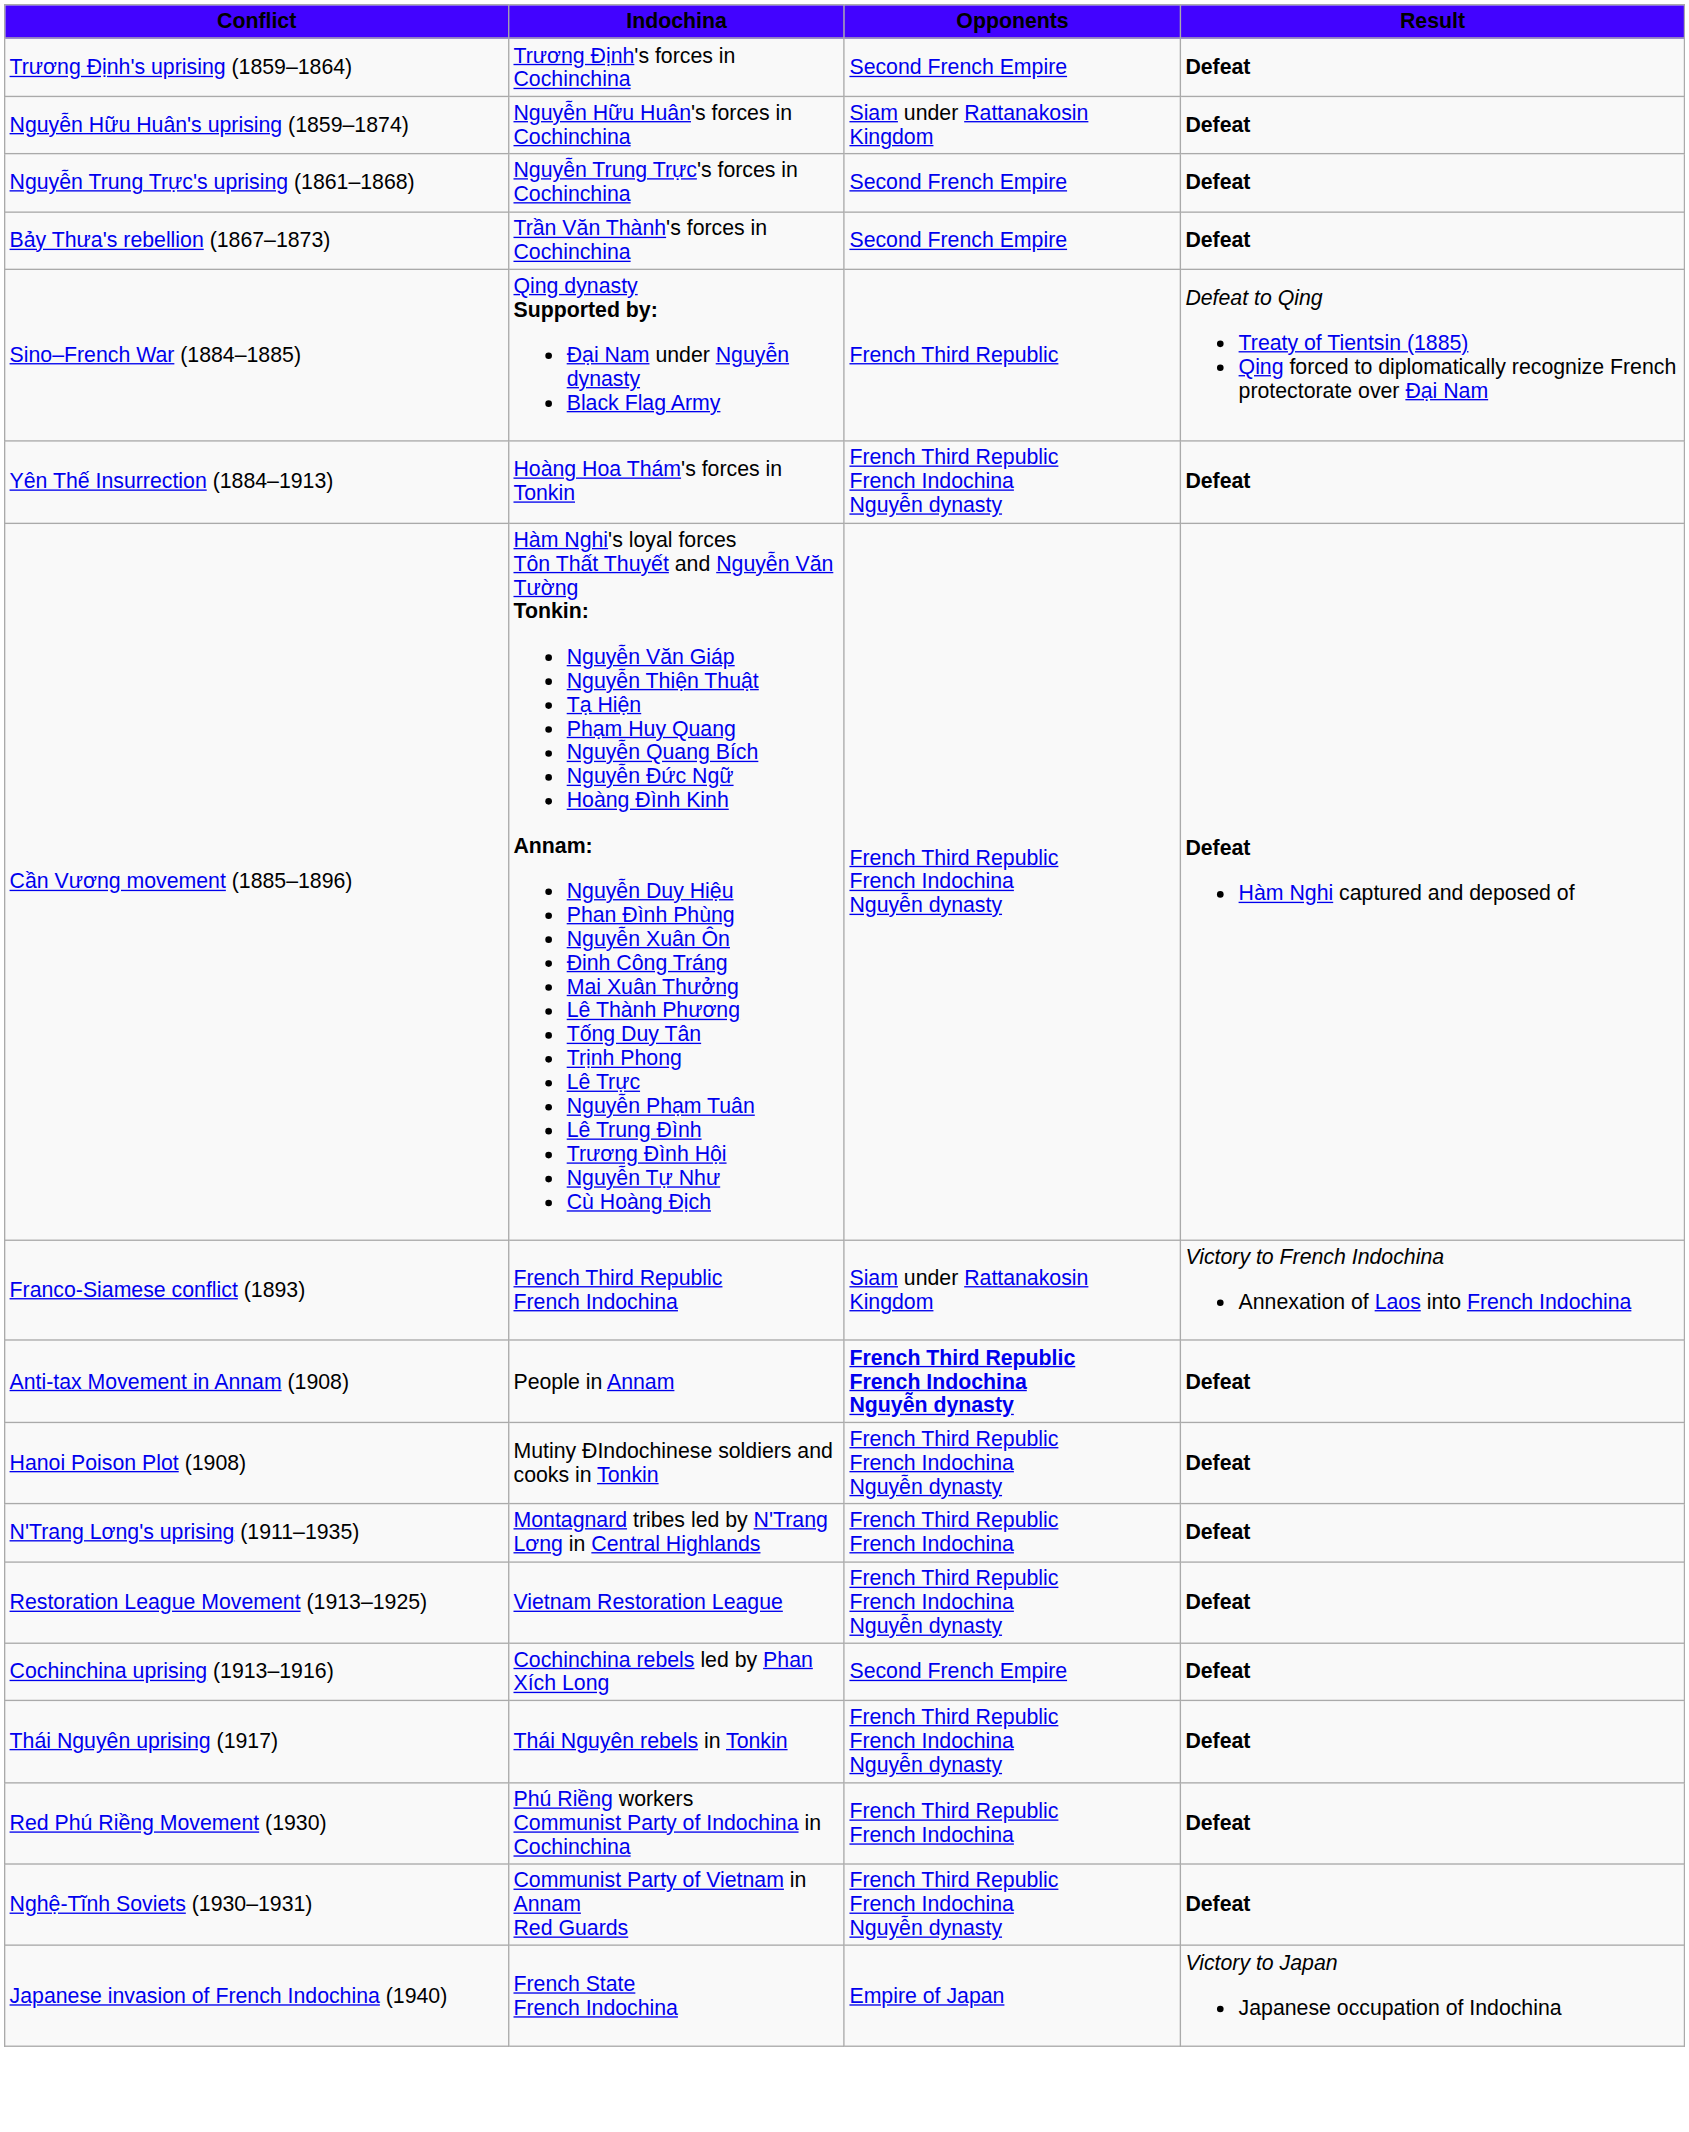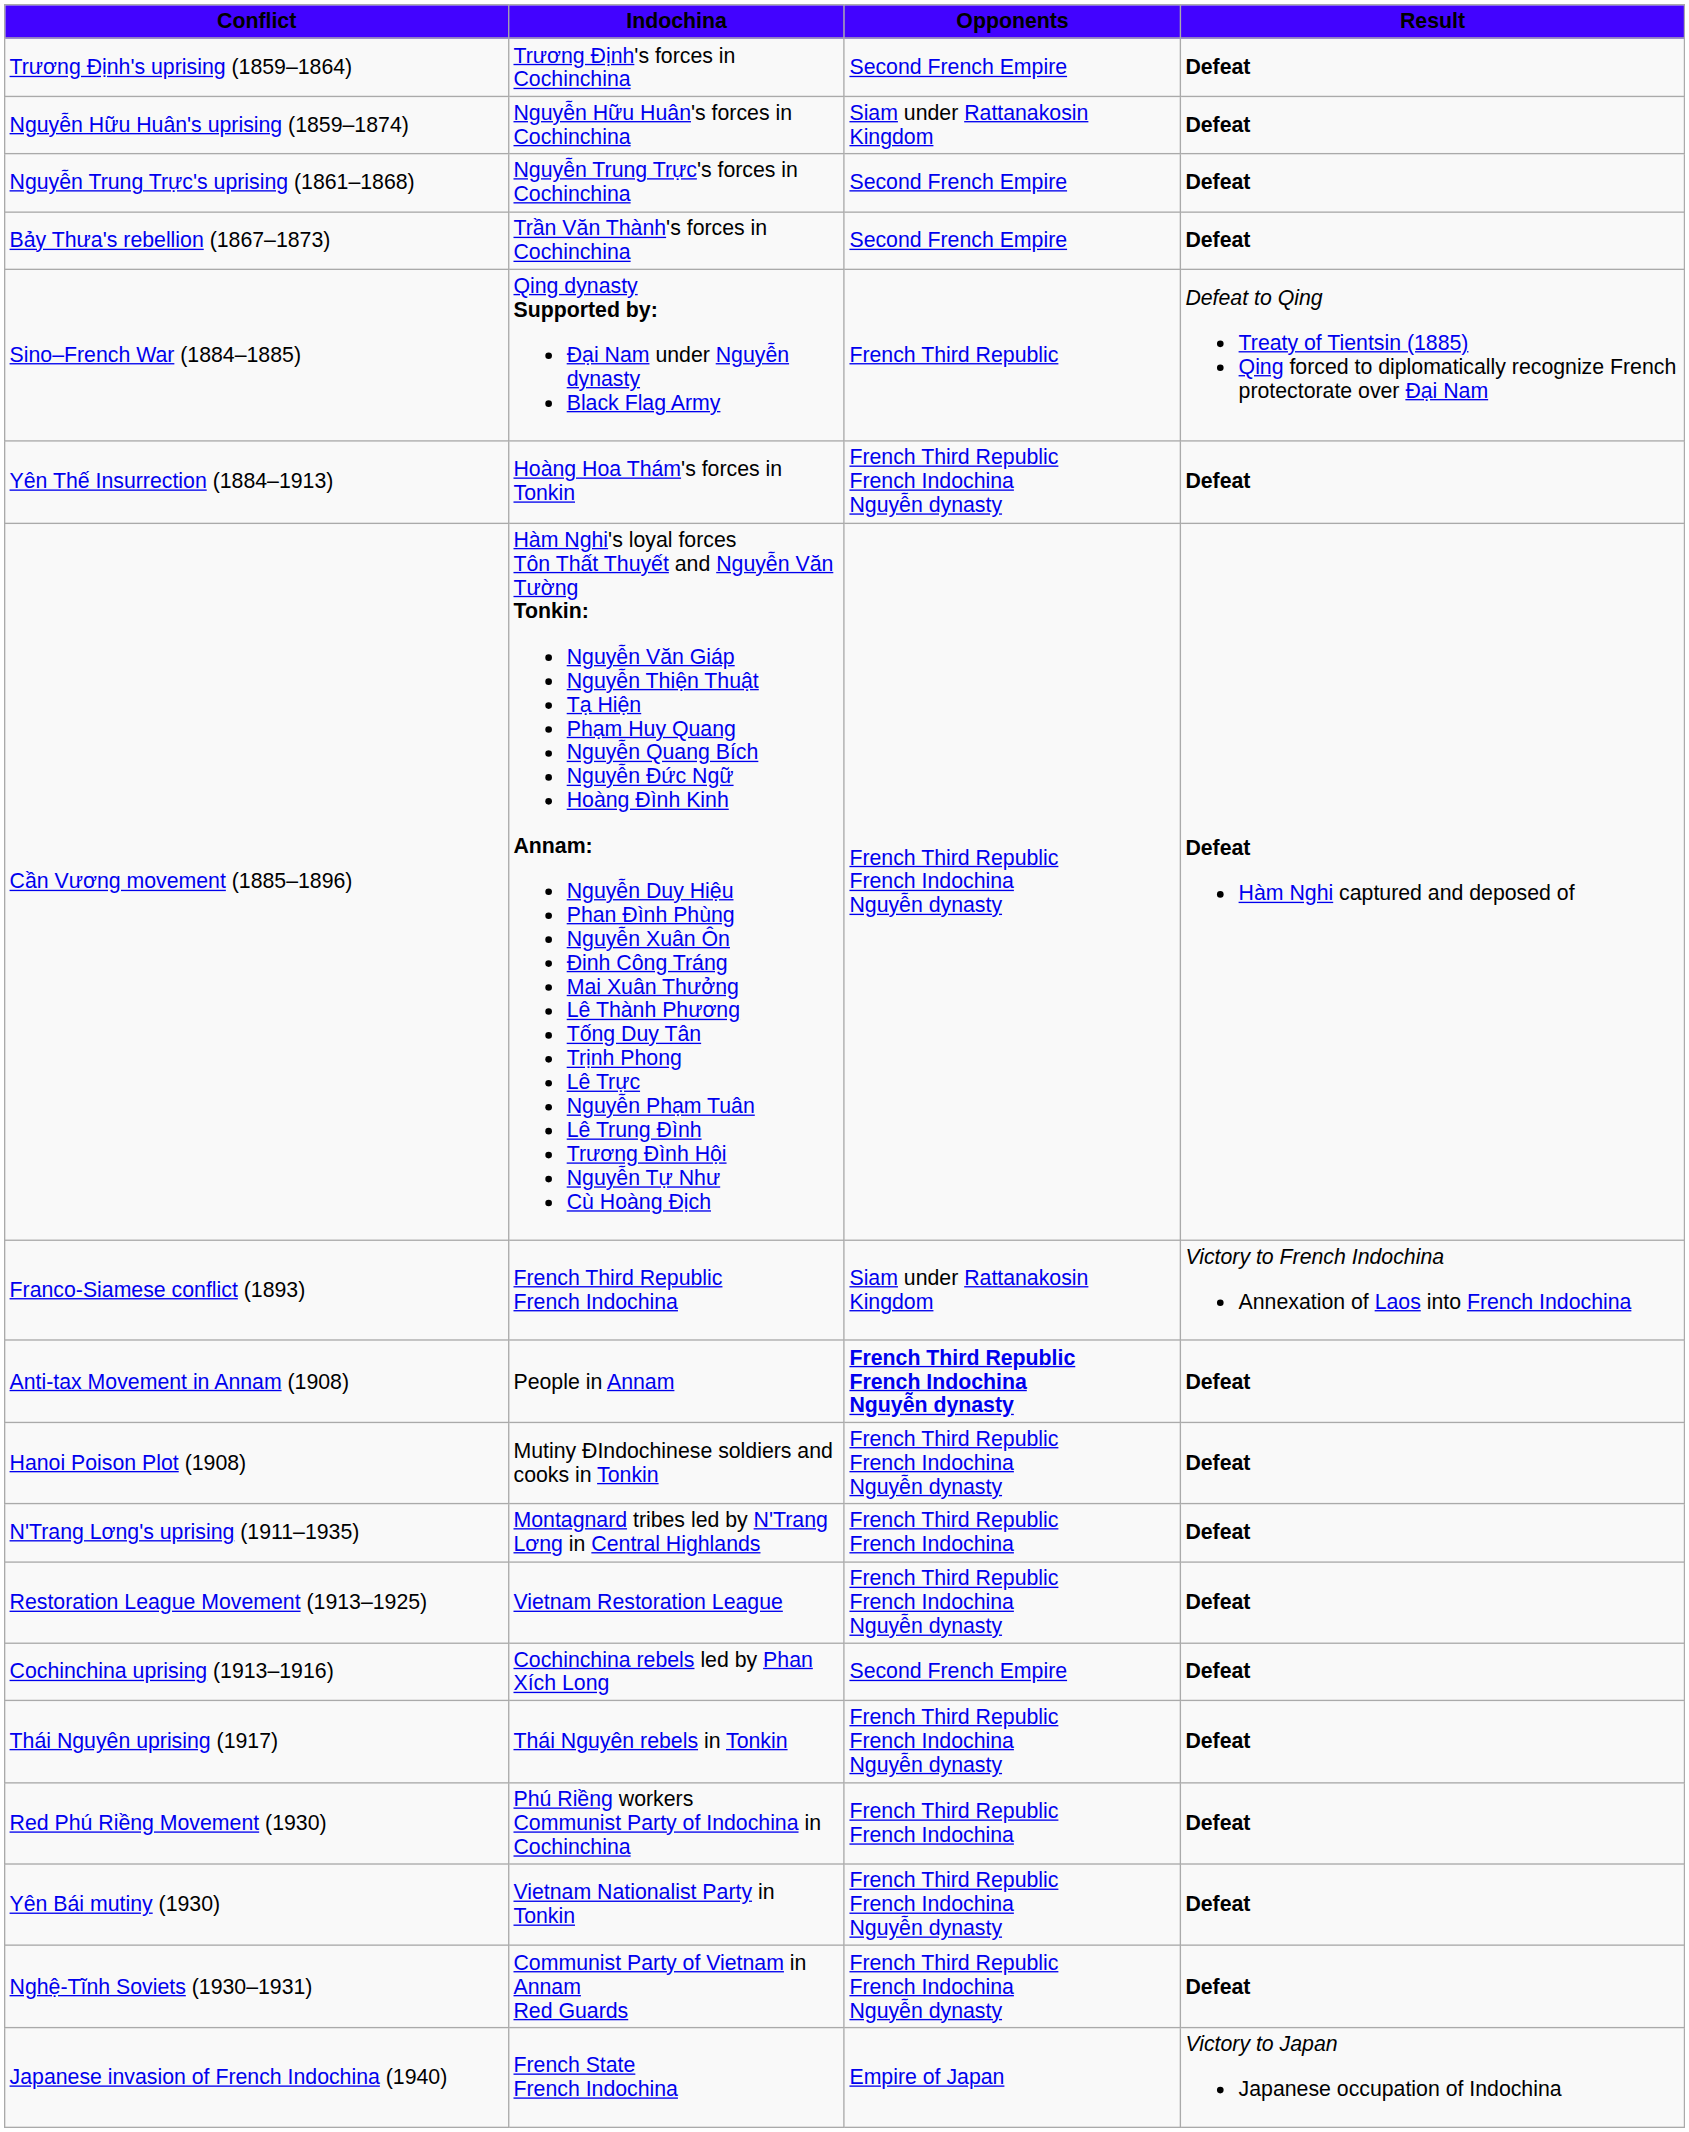+ row: (115, 1904)
